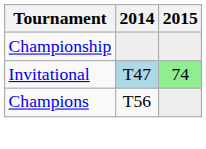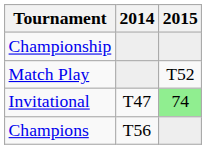+ row: (49, 74)
(137, 74) lightblue background -> (137, 102) no background
